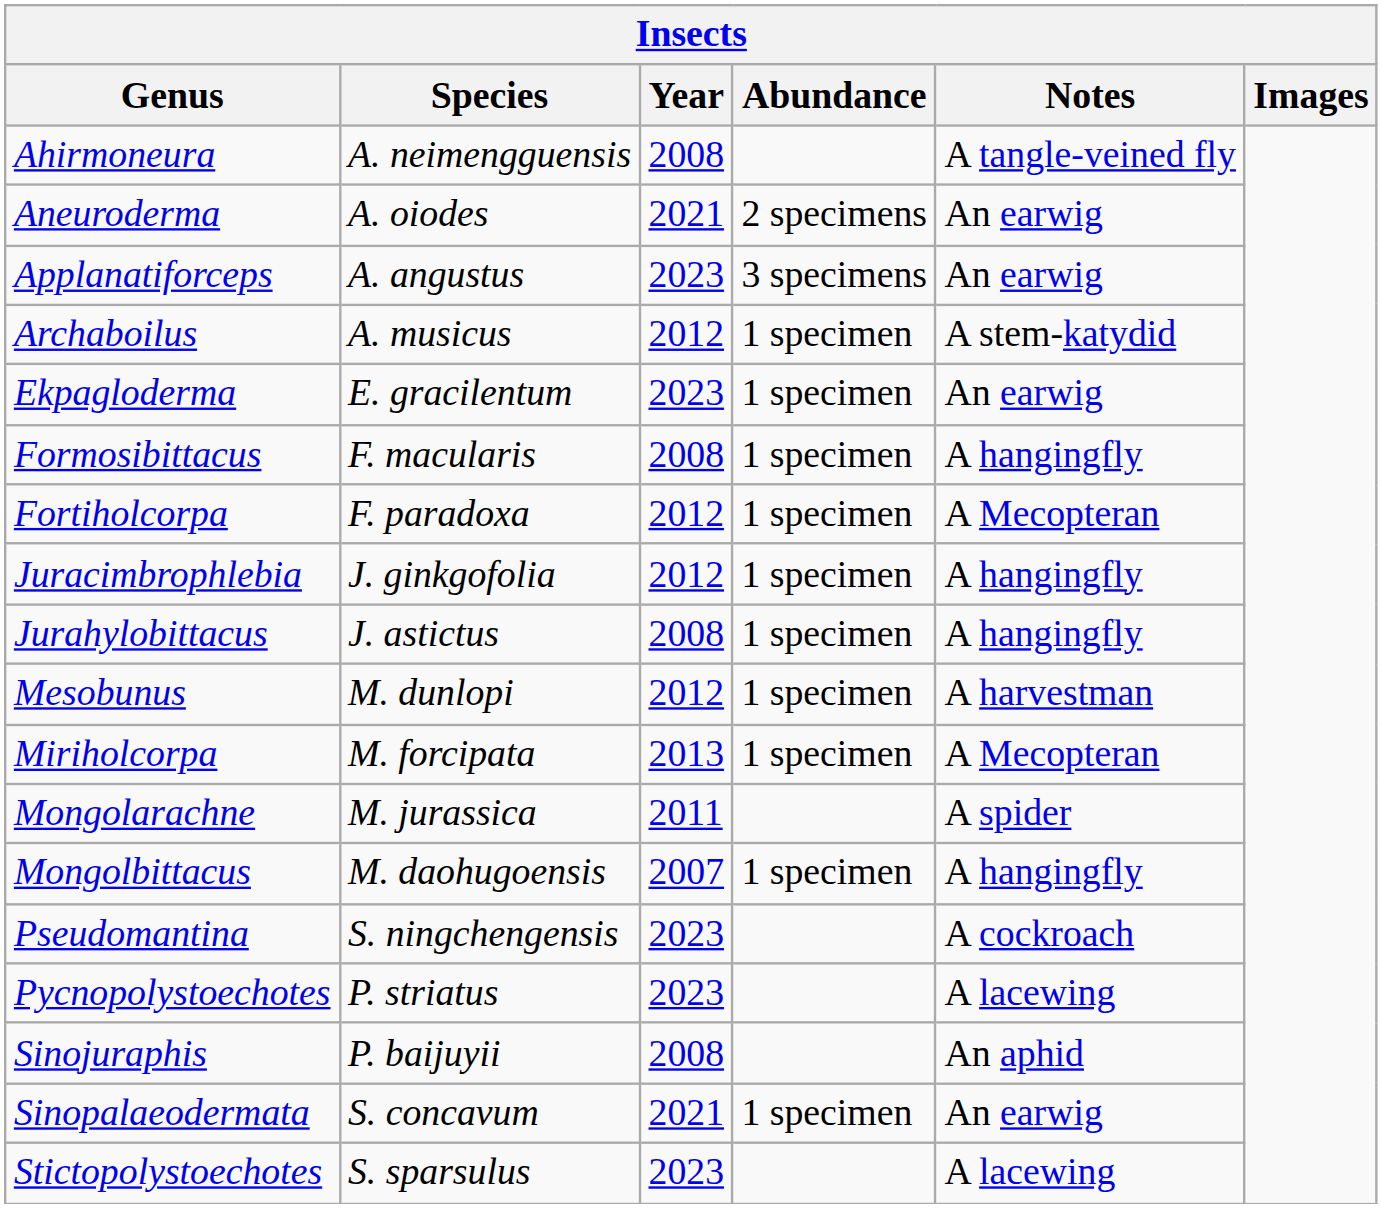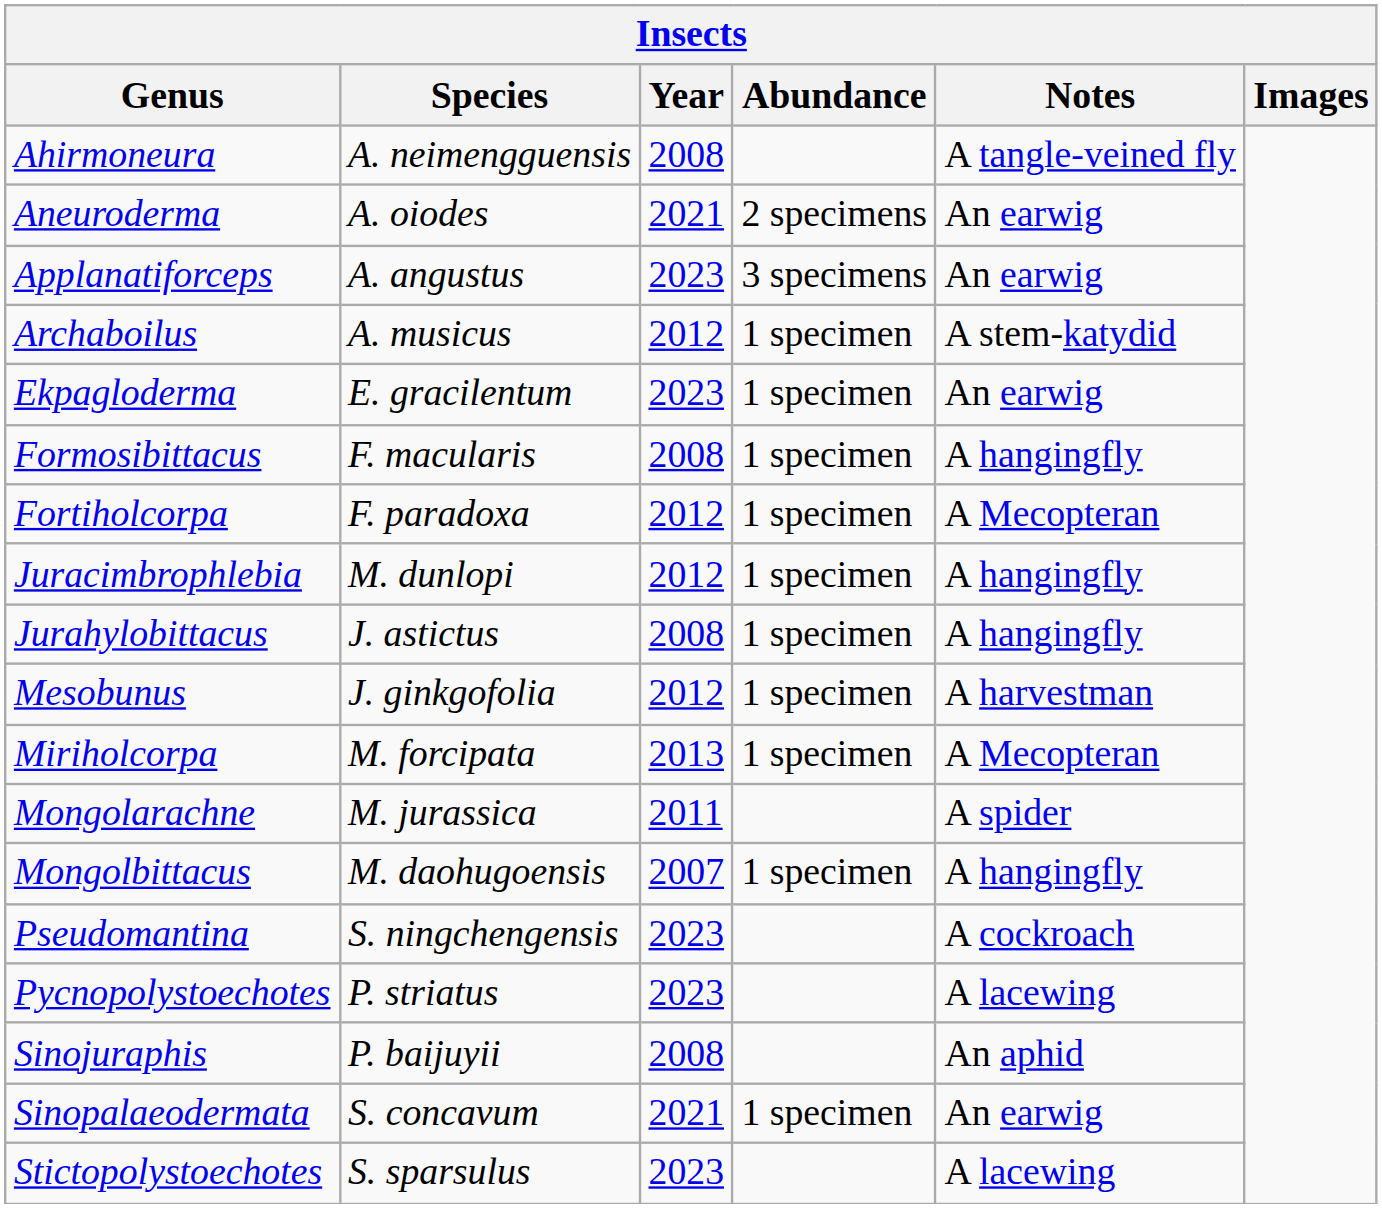(452, 573) J. ginkgofolia -> (431, 573) M. dunlopi
(431, 693) M. dunlopi -> (452, 693) J. ginkgofolia
